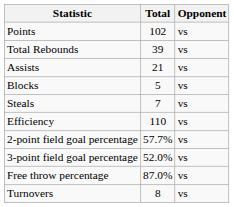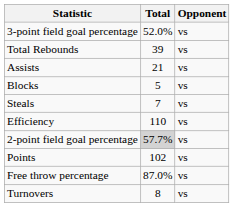rows swapped: (21, 31) <-> (72, 157)
(158, 139) no background -> (158, 139) lightgrey background
